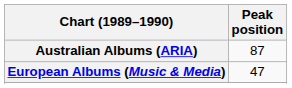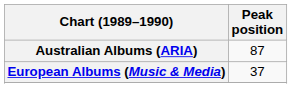(257, 72) 47 -> (257, 72) 37
